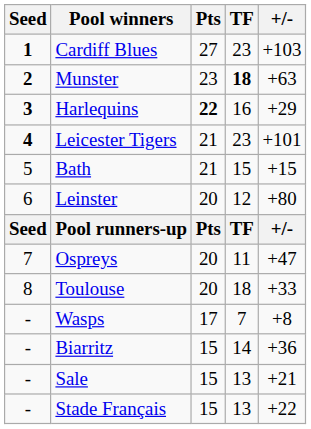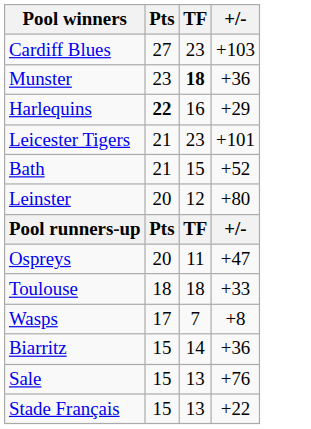- column: (28, 19)
(282, 79) +63 -> (236, 79) +36
(282, 169) +15 -> (236, 169) +52
(208, 288) 20 -> (162, 288) 18
(282, 378) +21 -> (236, 378) +76
